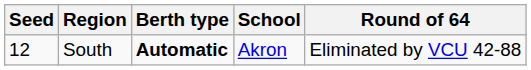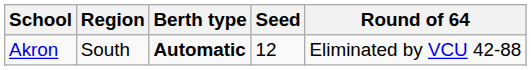columns swapped: (32, 20) <-> (269, 20)
